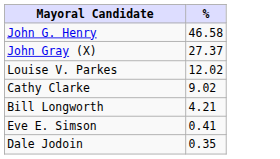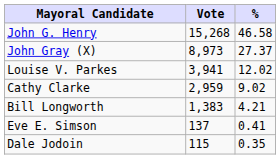+ column: (211, 14)
